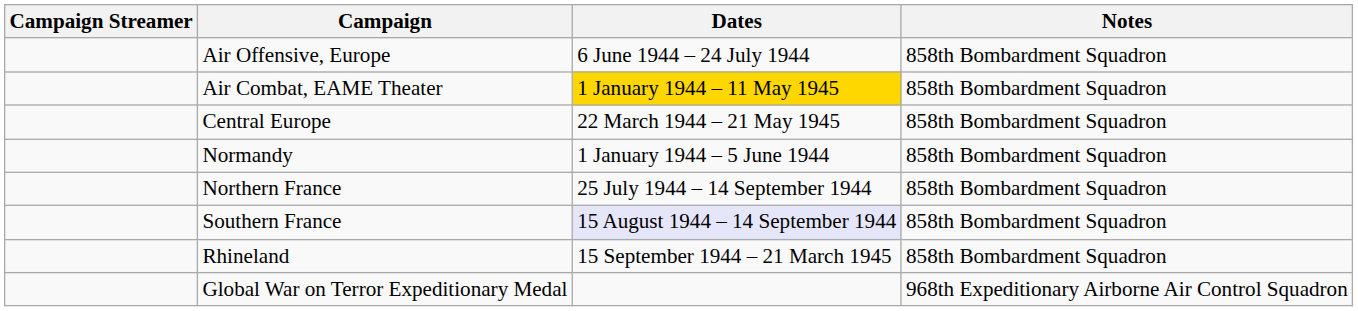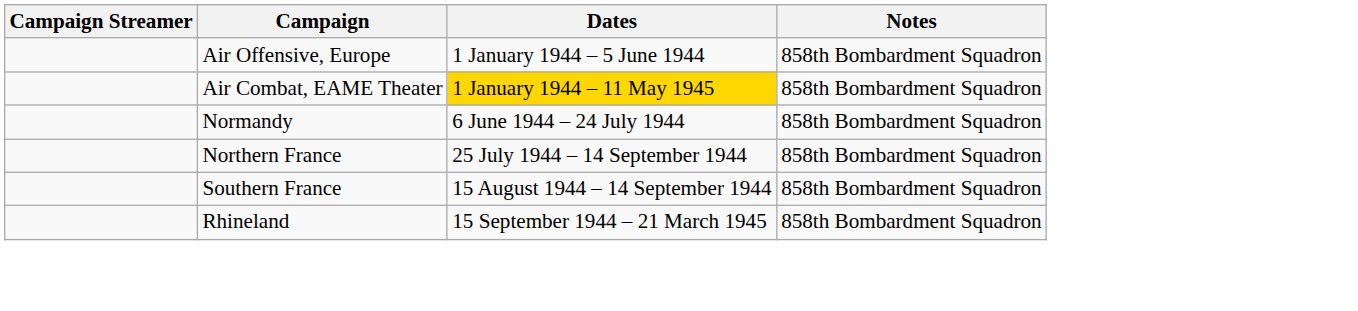(693, 54) 6 June 1944 – 24 July 1944 -> (578, 54) 1 January 1944 – 5 June 1944
- row: (267, 121)
(703, 155) 1 January 1944 – 5 June 1944 -> (568, 121) 6 June 1944 – 24 July 1944
(737, 222) lavender background -> (612, 188) no background
- row: (385, 289)
